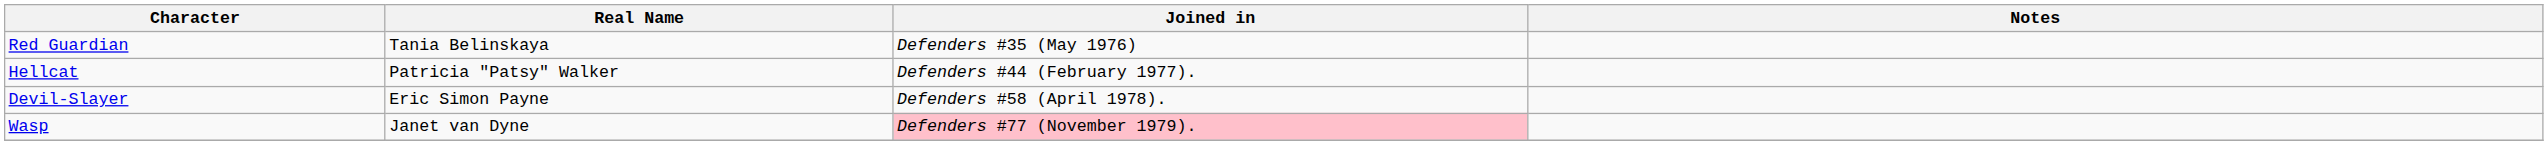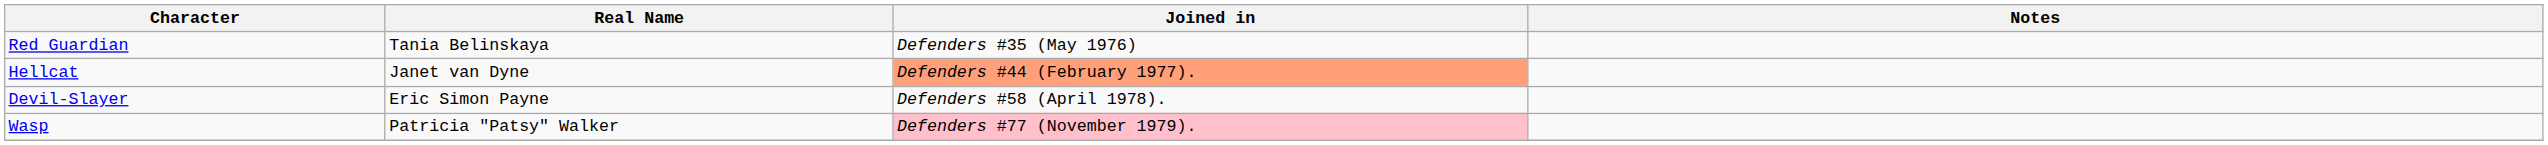(504, 72) Patricia "Patsy" Walker -> (459, 72) Janet van Dyne
(1047, 72) no background -> (1047, 72) lightsalmon background
(459, 127) Janet van Dyne -> (504, 127) Patricia "Patsy" Walker
